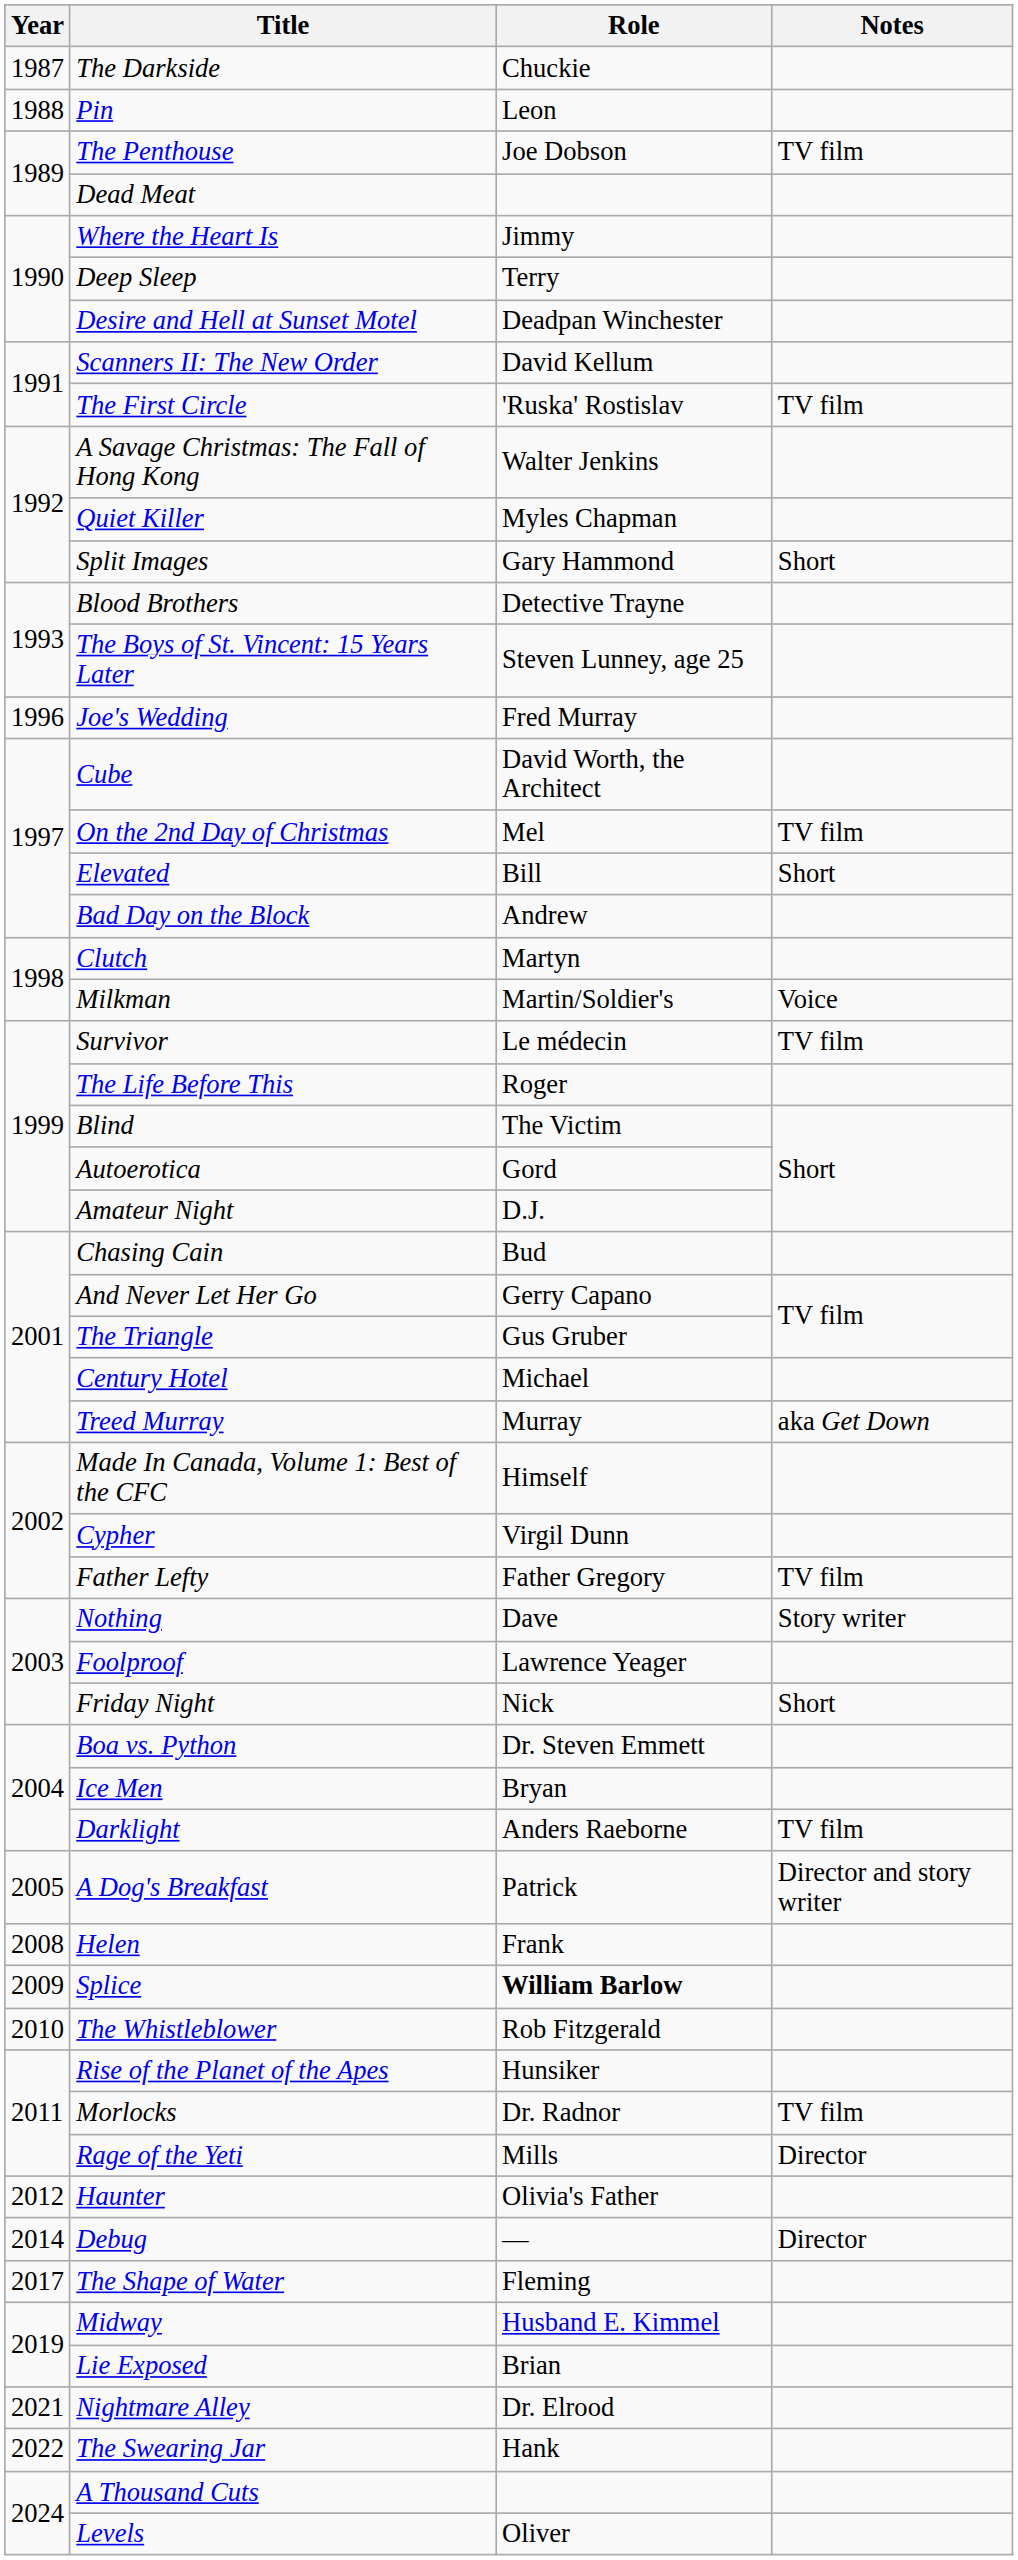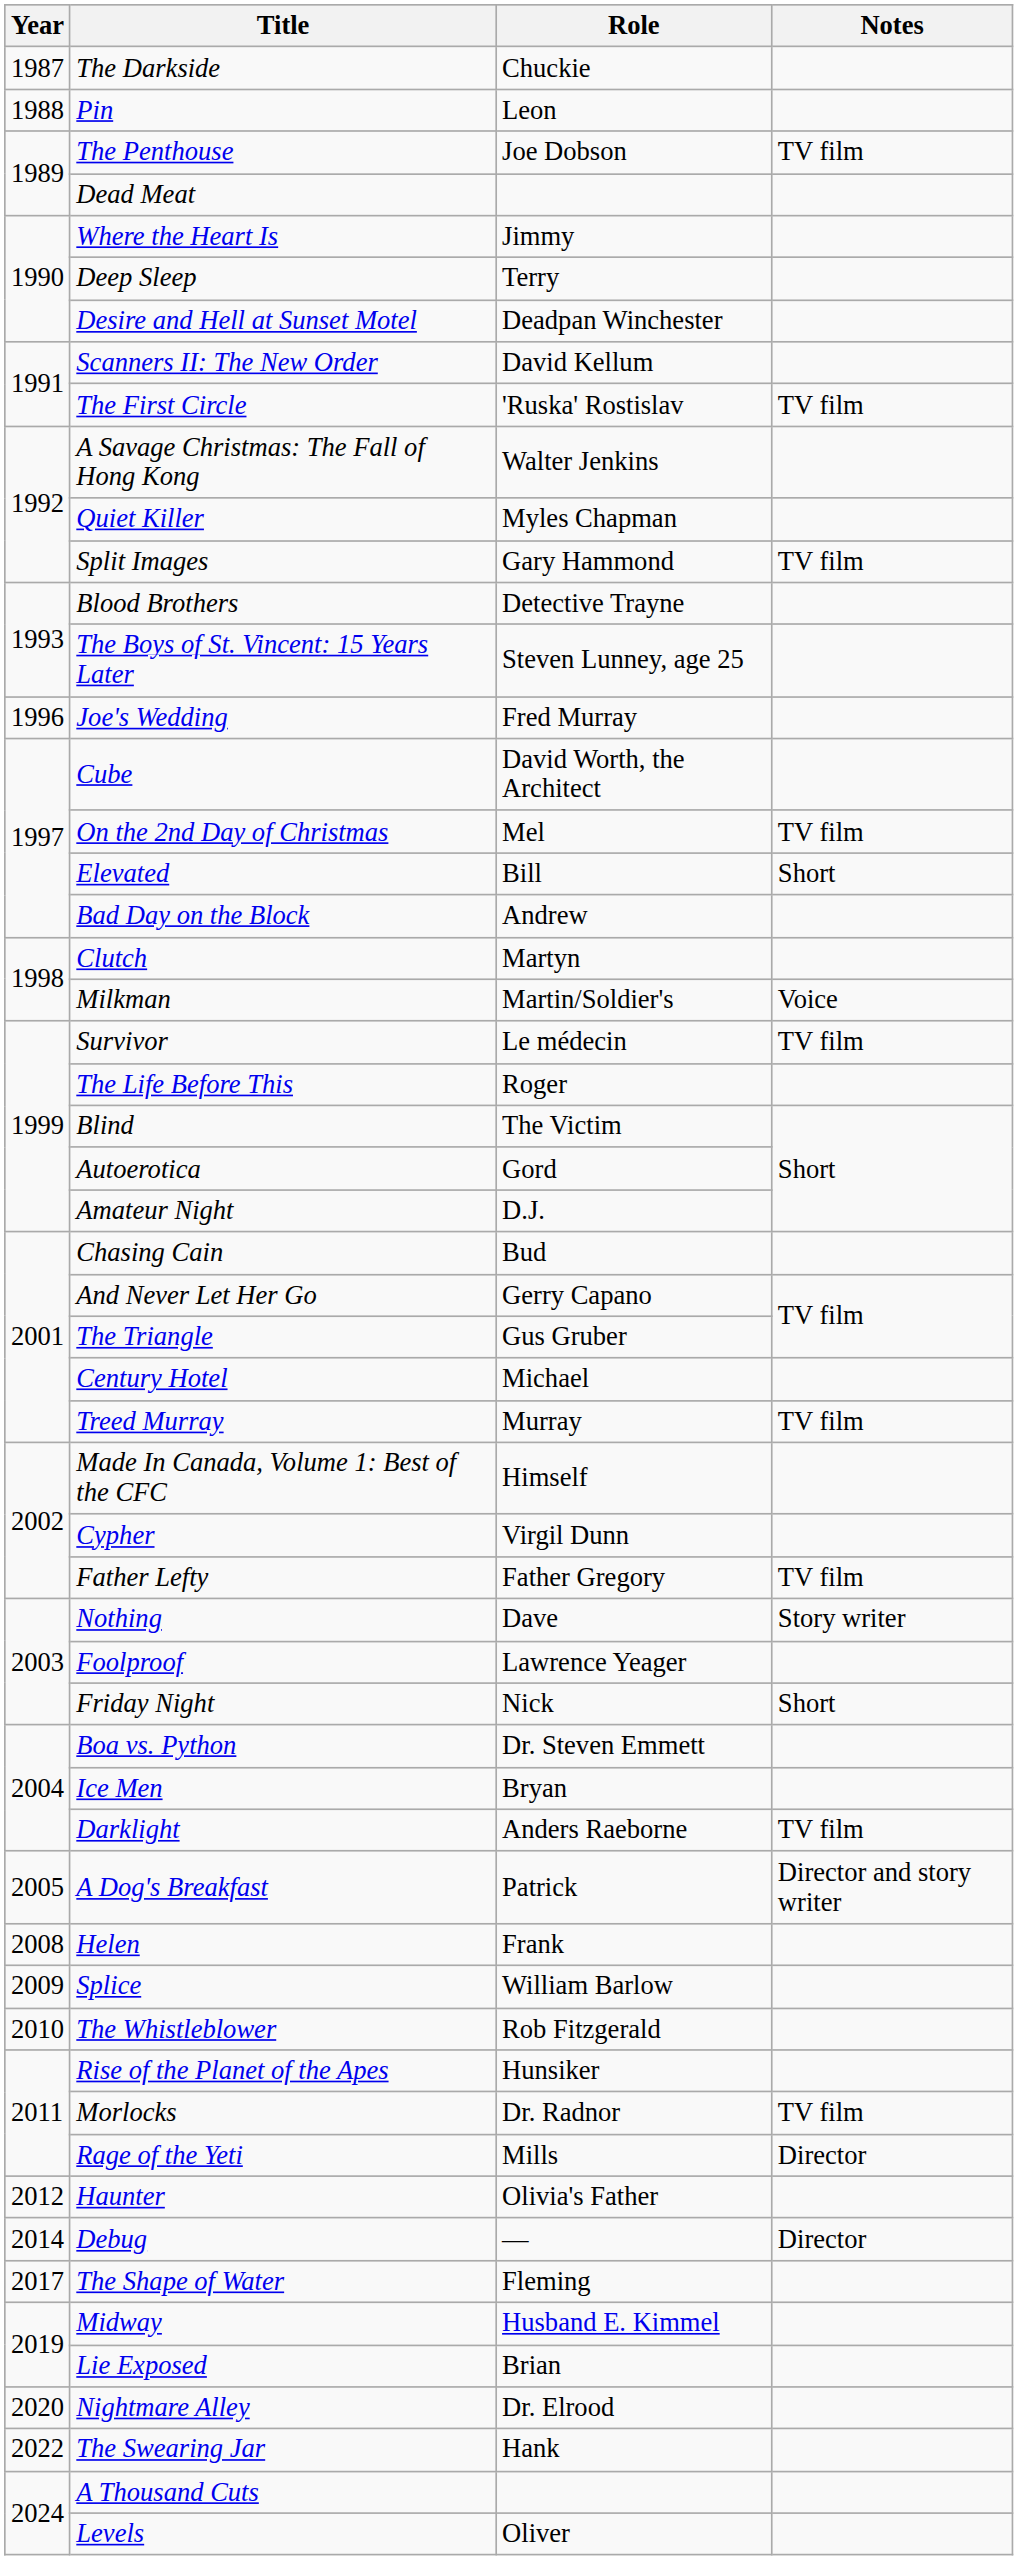(807, 560) Short -> (821, 560) TV film
(854, 1420) aka Get Down -> (821, 1420) TV film
(592, 1986) bold -> (587, 1986) normal
(38, 2407) 2021 -> (38, 2407) 2020
